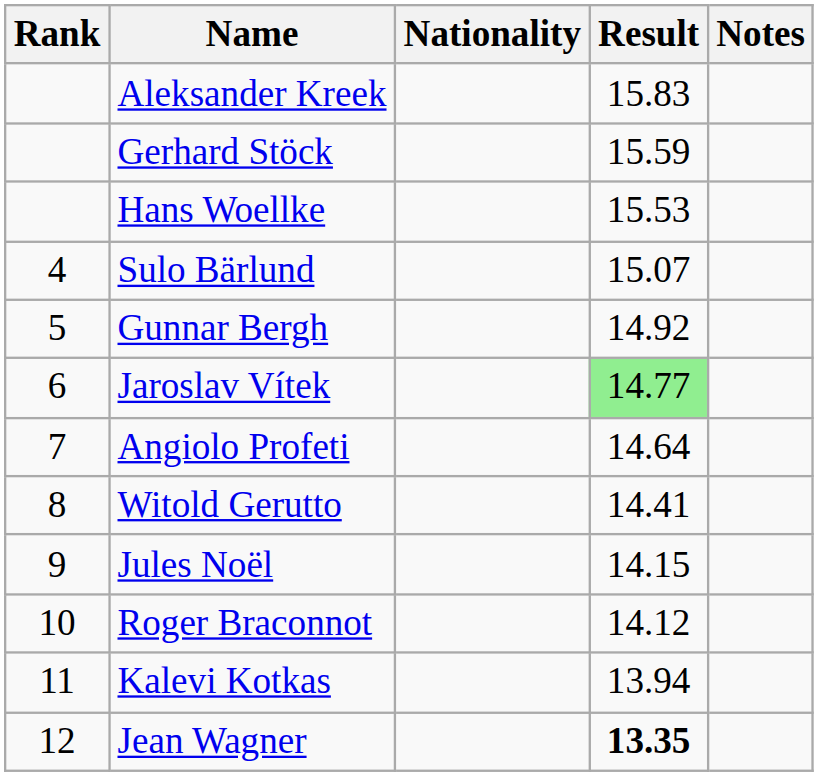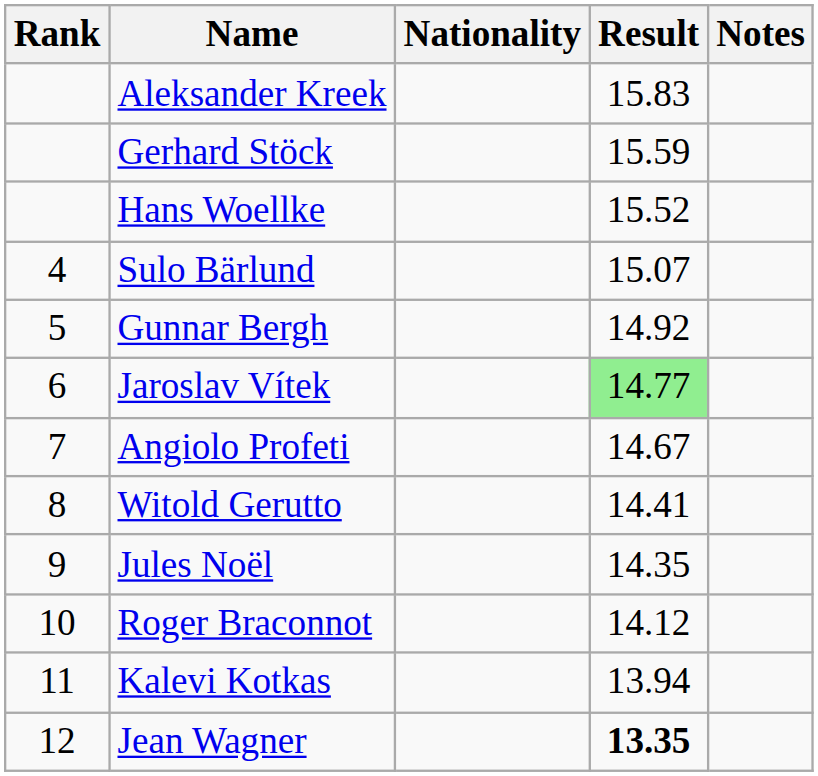(649, 210) 15.53 -> (649, 210) 15.52
(649, 446) 14.64 -> (649, 446) 14.67
(649, 563) 14.15 -> (649, 563) 14.35
